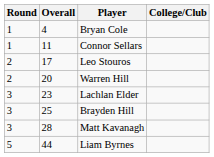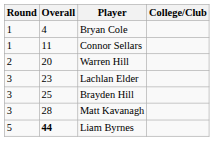- row: (105, 62)
(47, 144) normal -> (47, 128) bold
